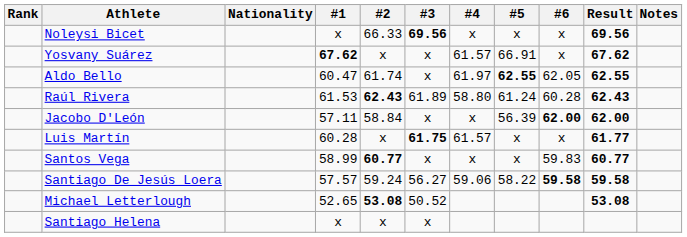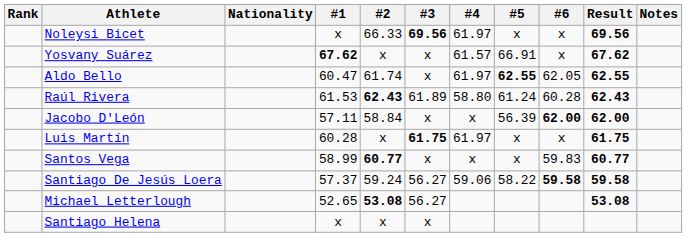(472, 36) x -> (472, 36) 61.97
(472, 140) 61.57 -> (472, 140) 61.97
(610, 140) 61.77 -> (610, 140) 61.75
(338, 181) 57.57 -> (338, 181) 57.37
(428, 202) 50.52 -> (428, 202) 56.27
